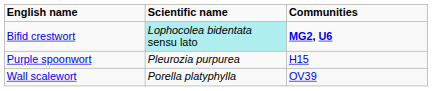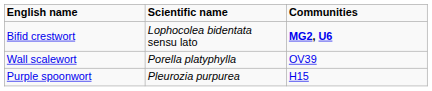(200, 36) paleturquoise background -> (200, 36) no background
rows swapped: (49, 59) <-> (42, 77)
